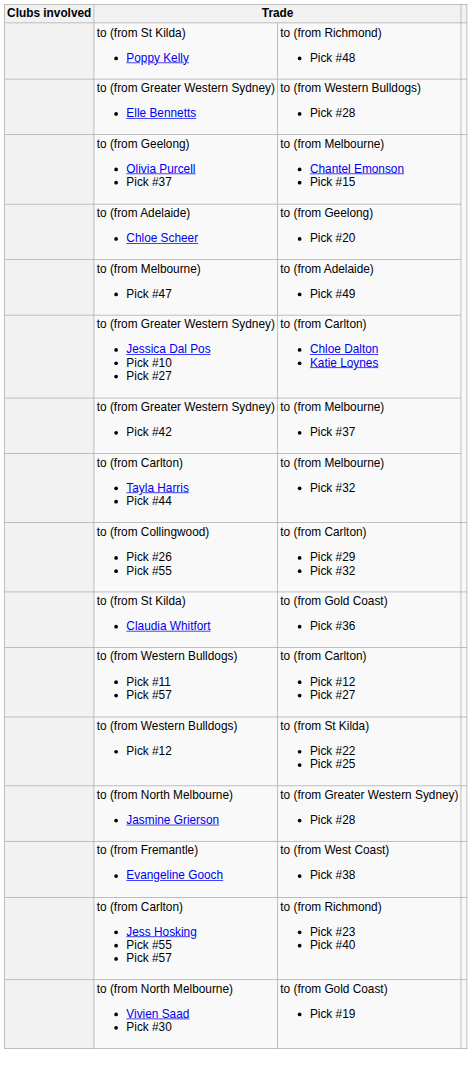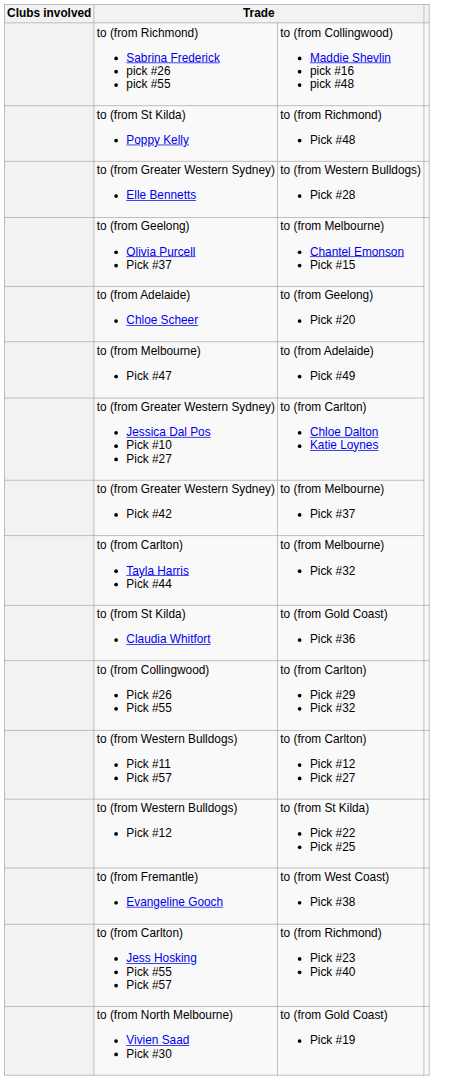+ row: (186, 58)
rows swapped: (186, 614) <-> (186, 551)
- row: (186, 808)
